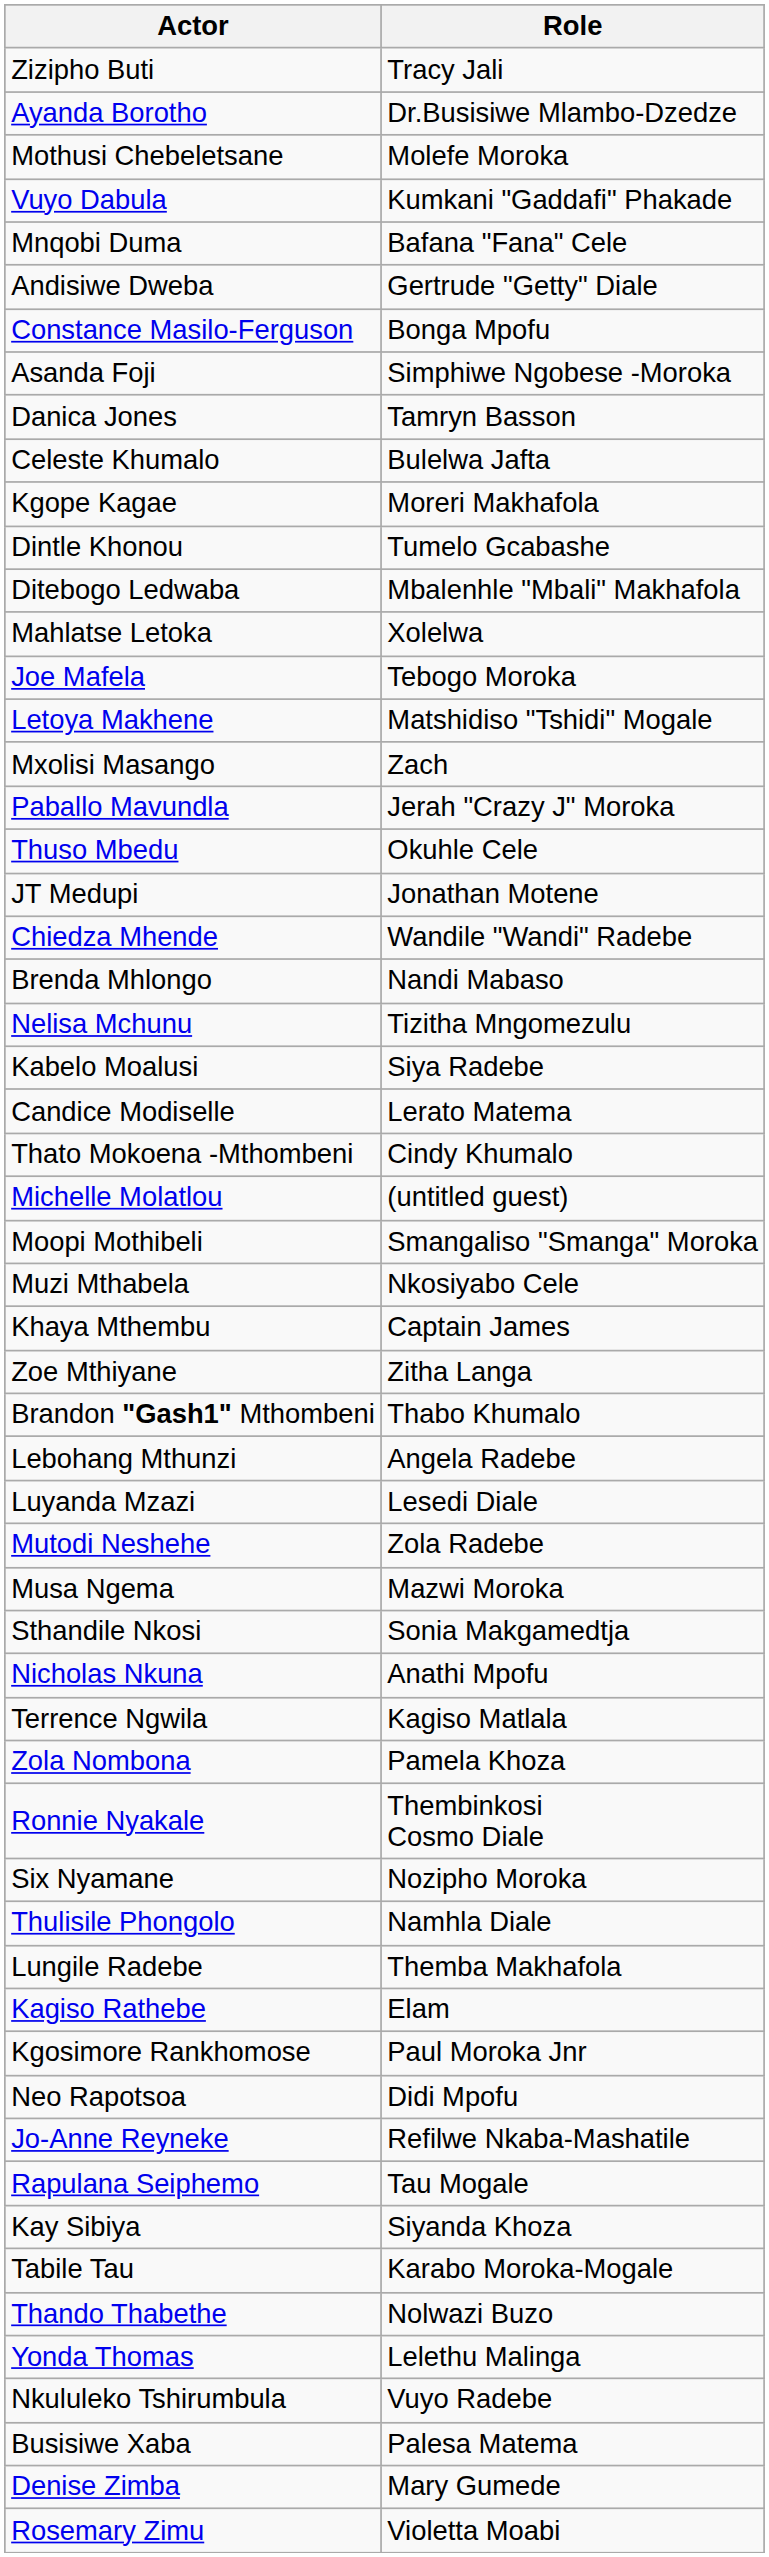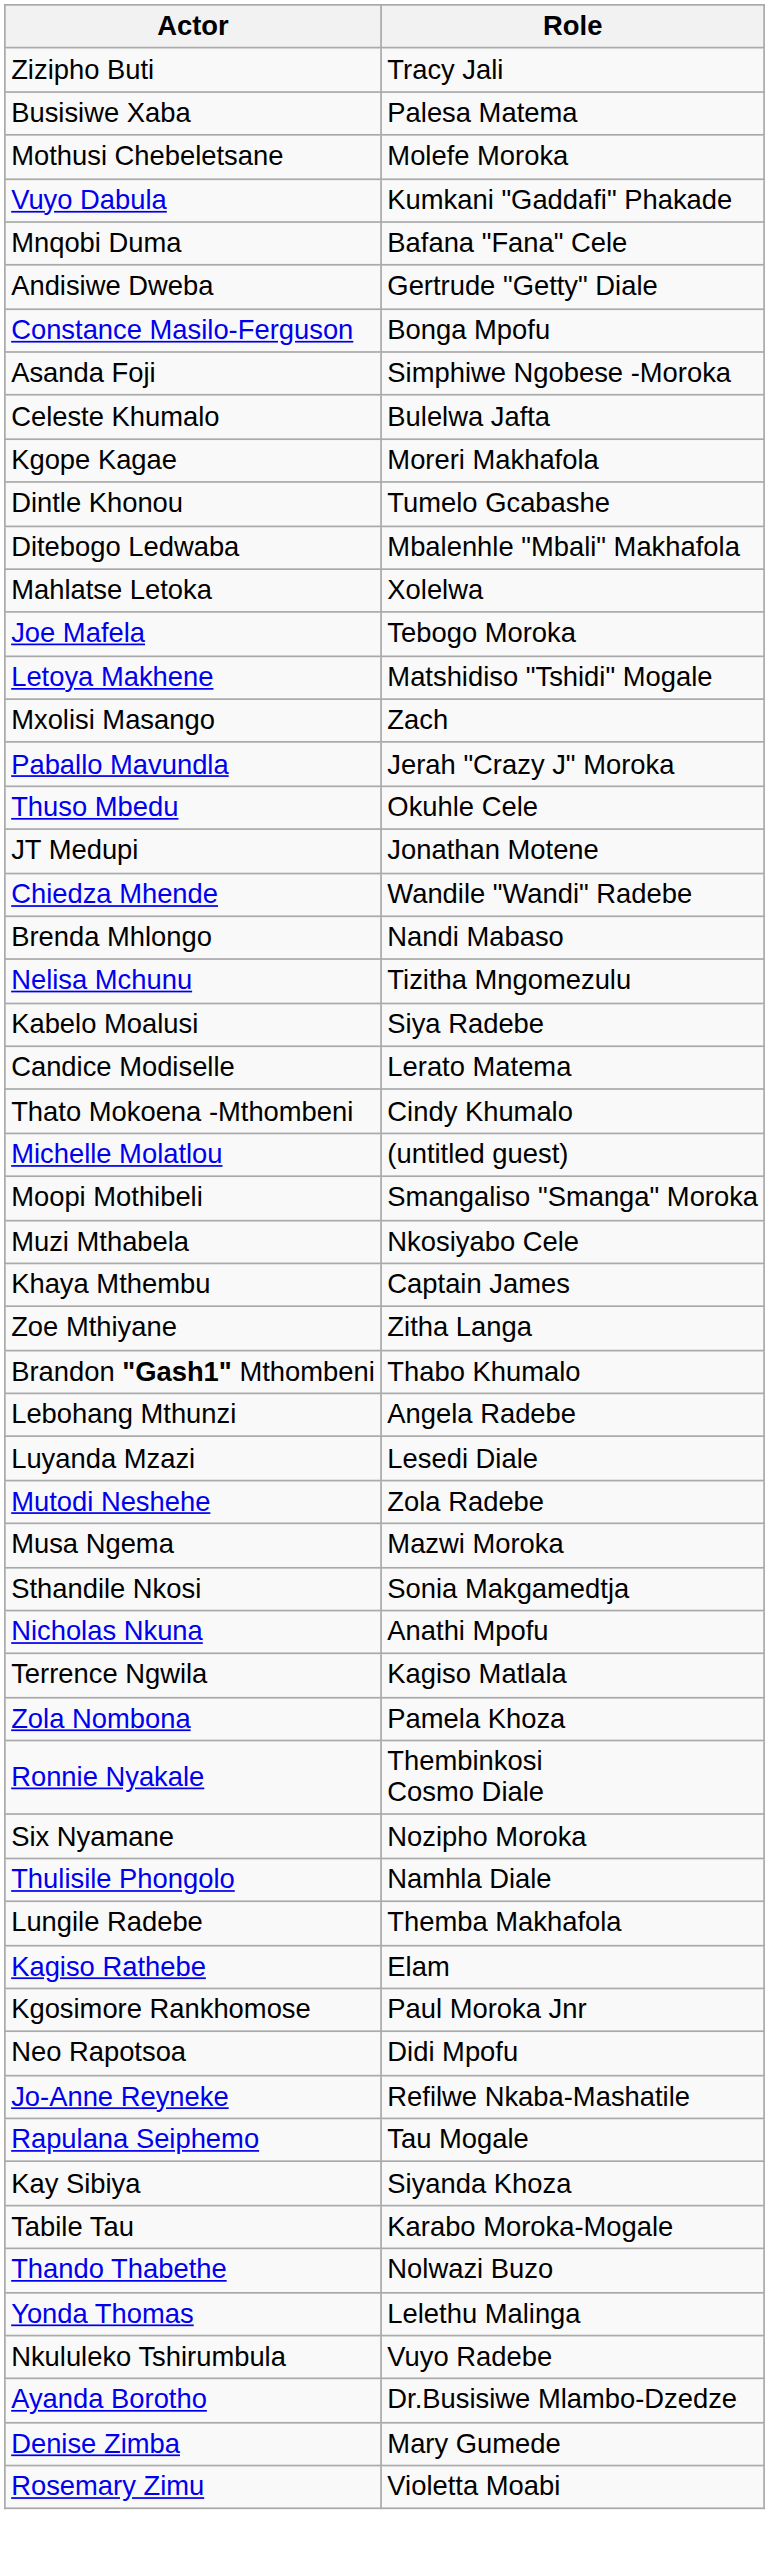rows swapped: (109, 112) <-> (101, 2443)
- row: (94, 416)
